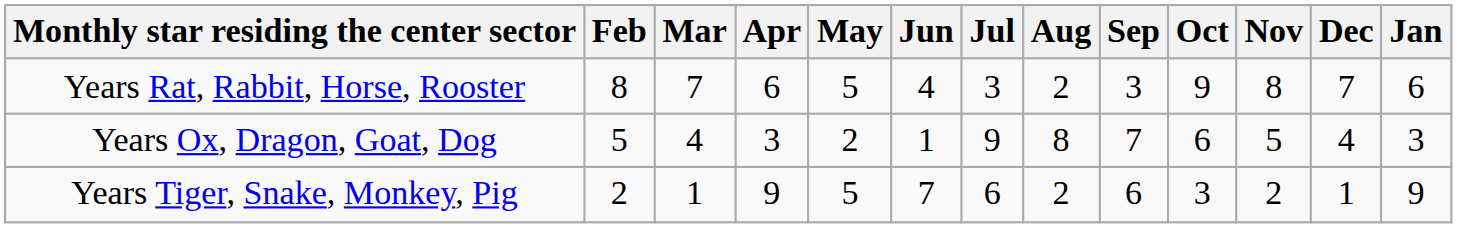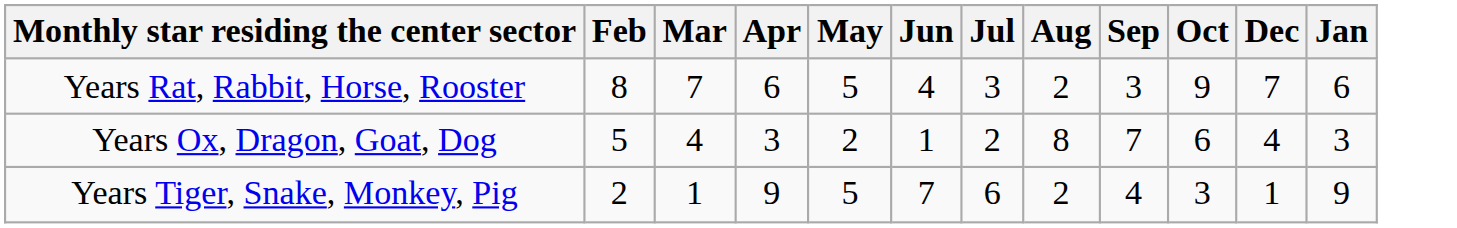- column: (1274, 31)
(992, 139) 9 -> (992, 139) 2
(1134, 193) 6 -> (1134, 193) 4
